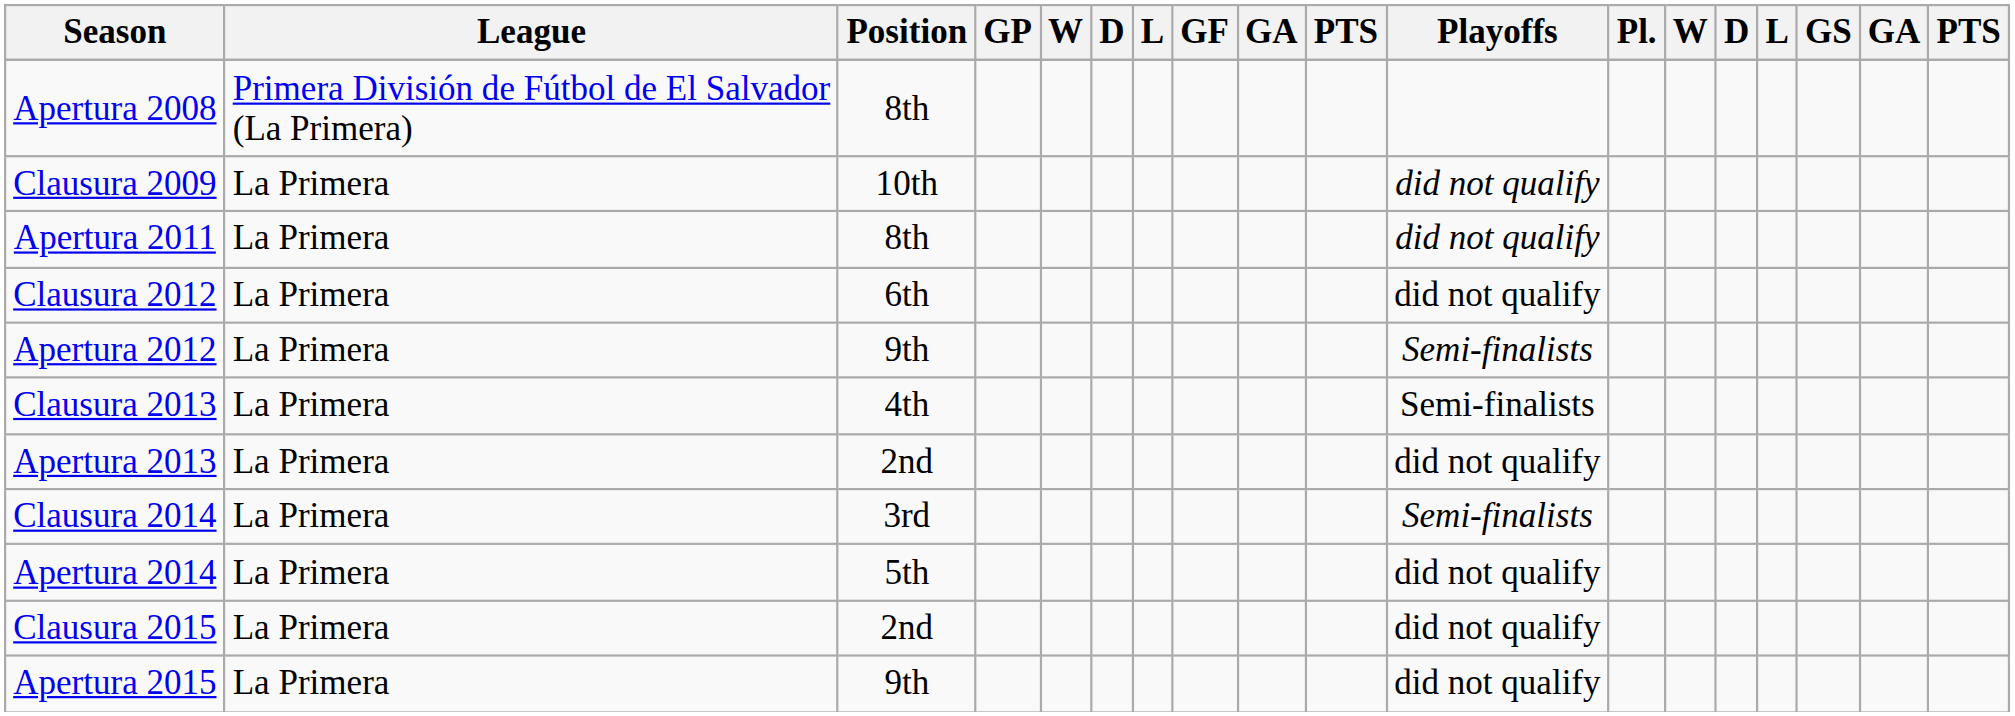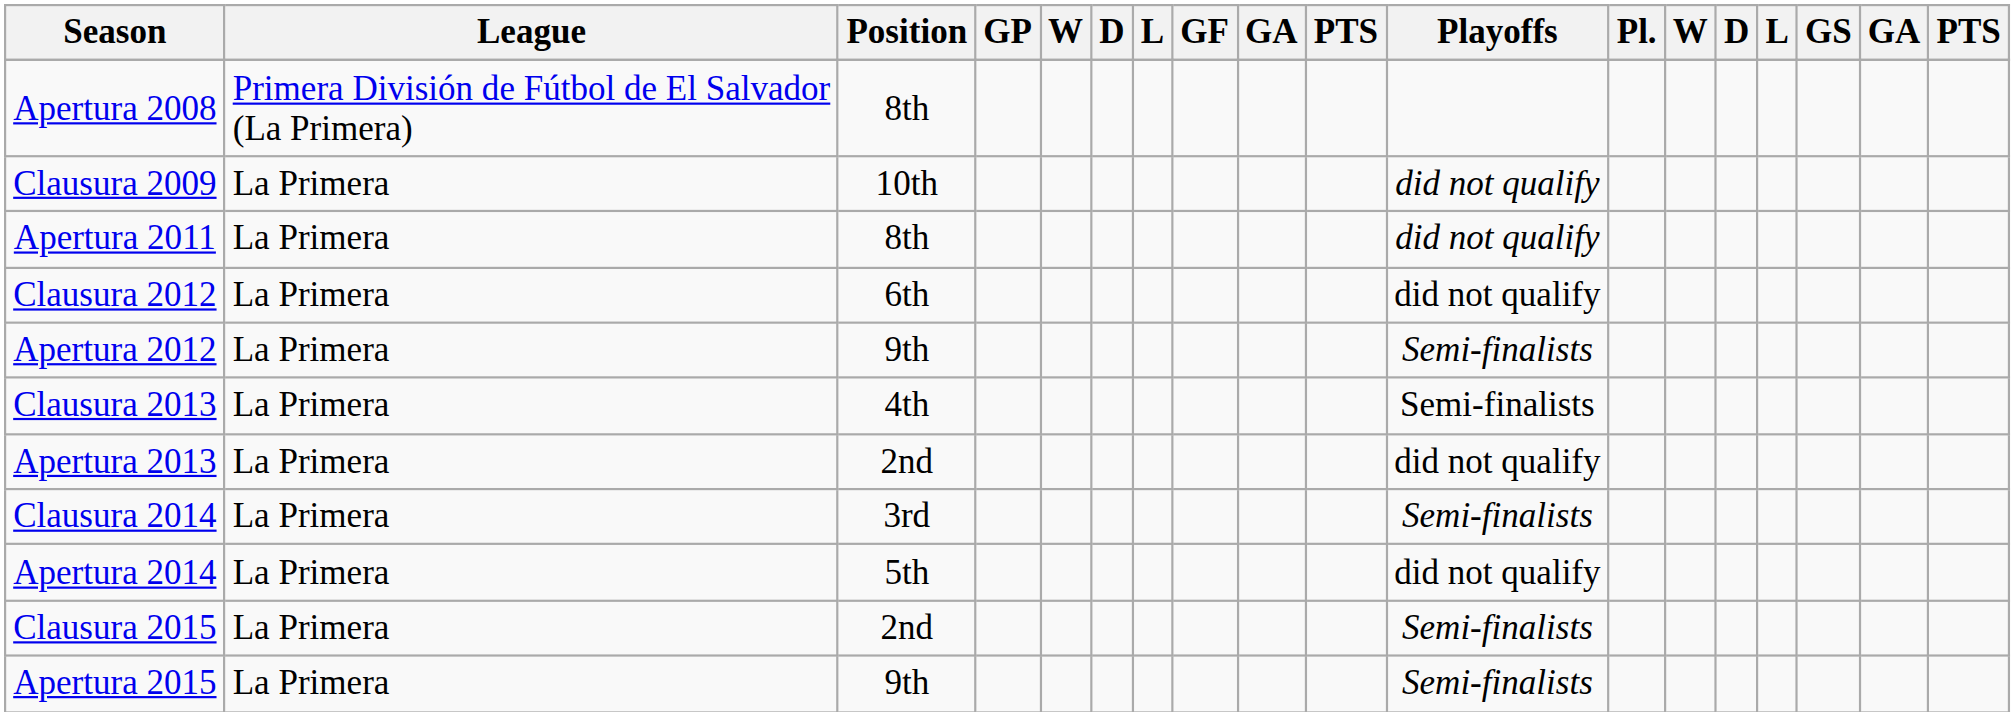(1497, 627) did not qualify -> (1497, 627) Semi-finalists
(1497, 682) did not qualify -> (1497, 682) Semi-finalists
